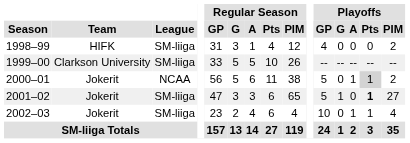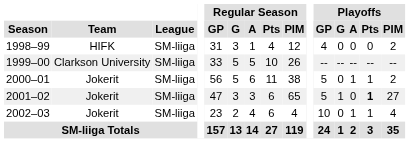(175, 79) NCAA -> (175, 79) SM-liiga
(370, 79) lightgrey background -> (370, 79) no background
